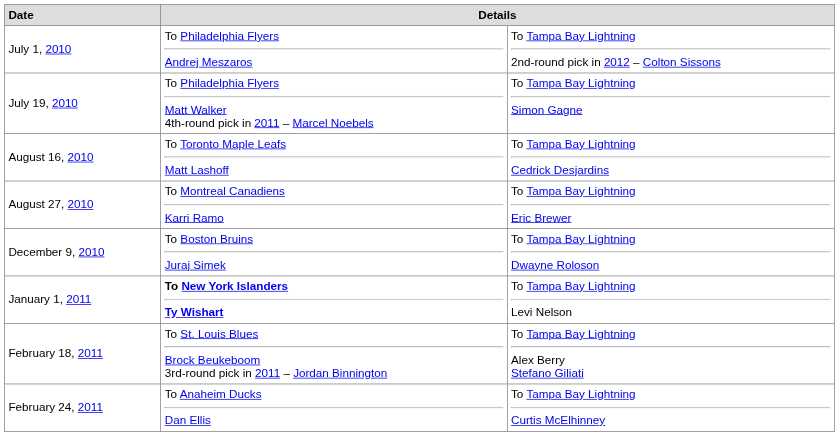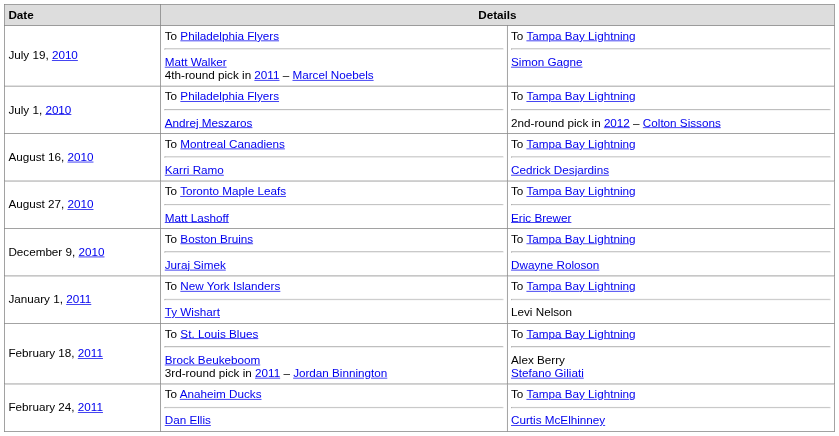rows swapped: (40, 49) <-> (43, 103)
(334, 157) To Toronto Maple Leafs Matt Lashoff -> (334, 157) To Montreal Canadiens Karri Ramo
(334, 204) To Montreal Canadiens Karri Ramo -> (334, 204) To Toronto Maple Leafs Matt Lashoff
(334, 299) bold -> (334, 299) normal
